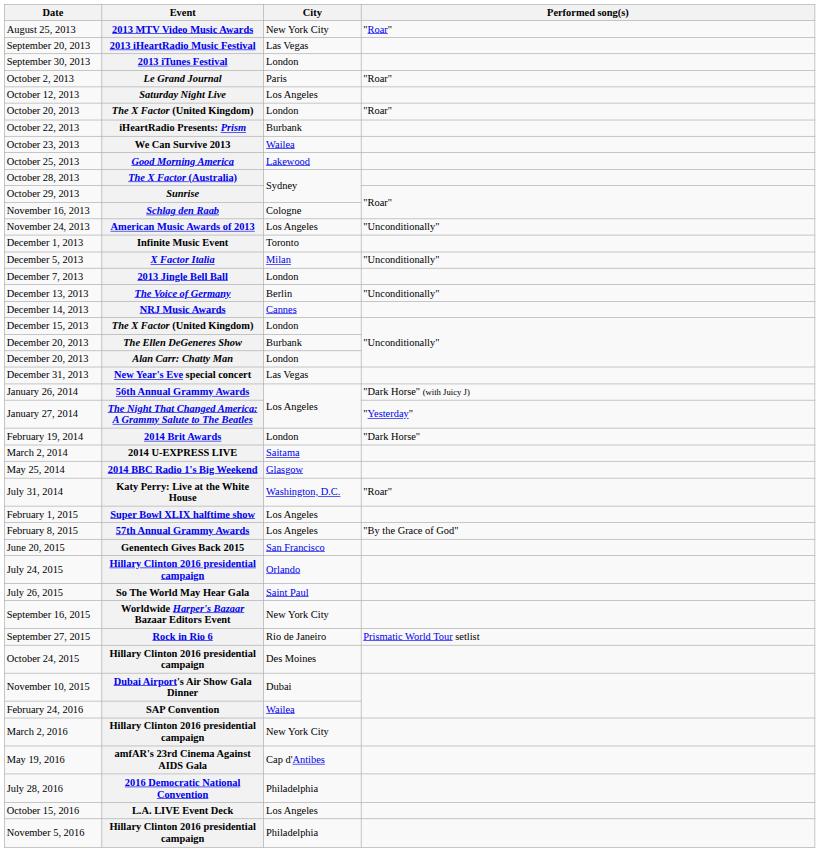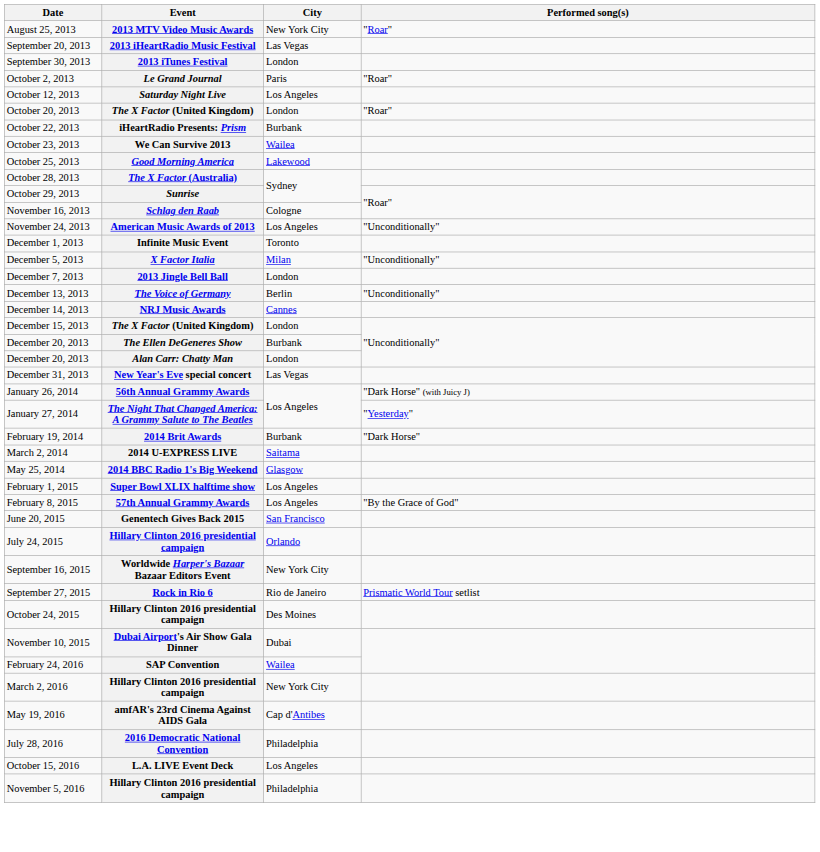(282, 436) London -> (284, 436) Burbank
- row: (35, 492)
- row: (35, 592)
